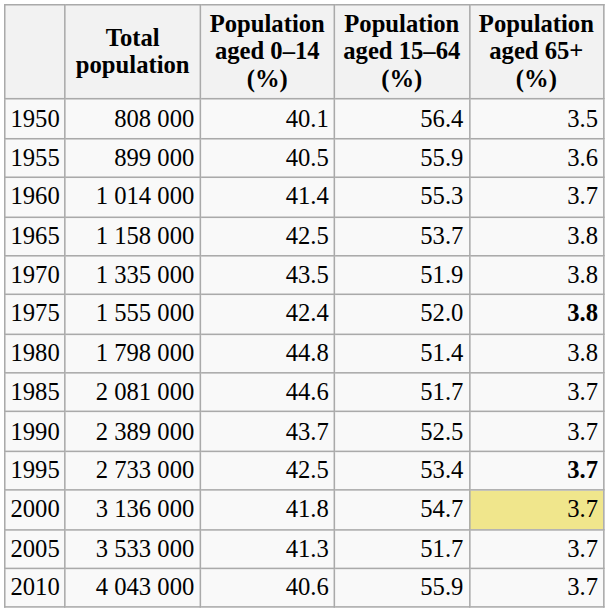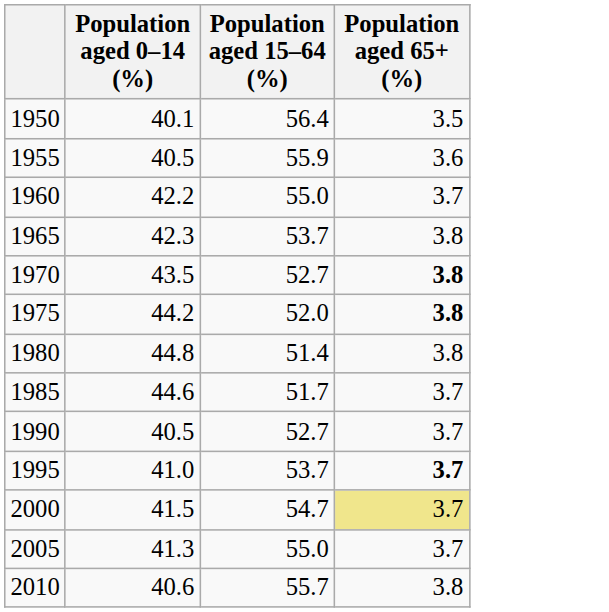- column: (133, 51)
(307, 196) 41.4 -> (173, 196) 42.2
(442, 196) 55.3 -> (307, 196) 55.0
(307, 235) 42.5 -> (173, 235) 42.3
(442, 274) 51.9 -> (307, 274) 52.7
(583, 274) normal -> (448, 274) bold
(307, 313) 42.4 -> (173, 313) 44.2
(307, 431) 43.7 -> (173, 431) 40.5
(442, 431) 52.5 -> (307, 431) 52.7
(307, 470) 42.5 -> (173, 470) 41.0
(442, 470) 53.4 -> (307, 470) 53.7
(307, 509) 41.8 -> (173, 509) 41.5
(442, 548) 51.7 -> (307, 548) 55.0
(442, 587) 55.9 -> (307, 587) 55.7
(583, 587) 3.7 -> (448, 587) 3.8
